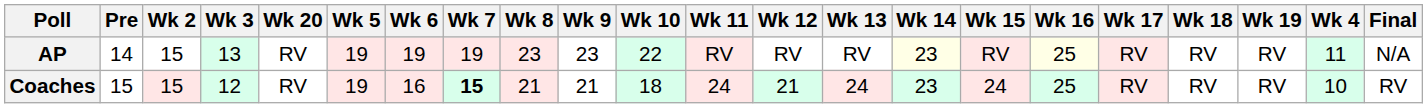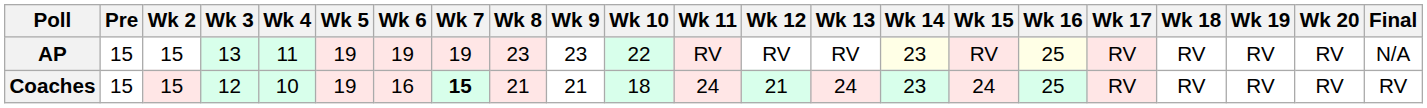columns swapped: (1335, 20) <-> (293, 20)
(122, 53) 14 -> (122, 53) 15
